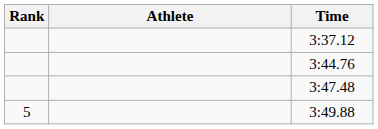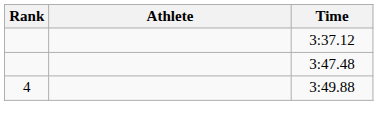- row: (332, 64)
(27, 111) 5 -> (27, 87) 4
